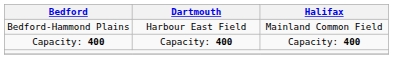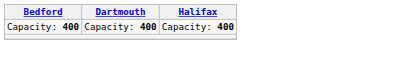- row: (68, 27)
